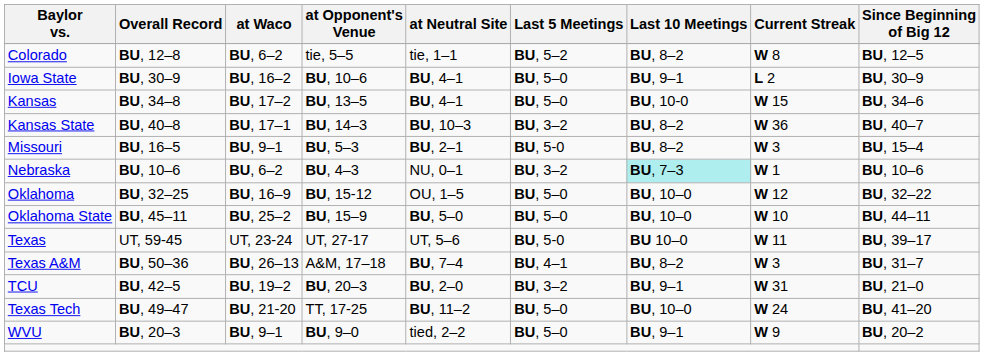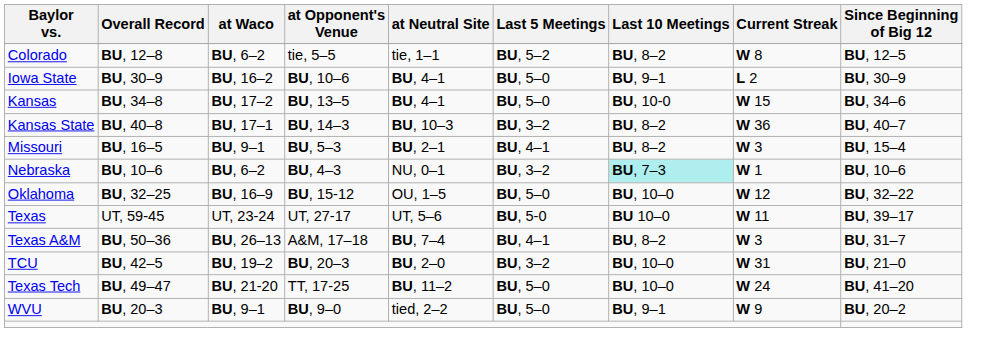(539, 147) BU, 5-0 -> (523, 147) BU, 4–1
- row: (60, 217)
(657, 286) BU, 9–1 -> (643, 263) BU, 10–0
